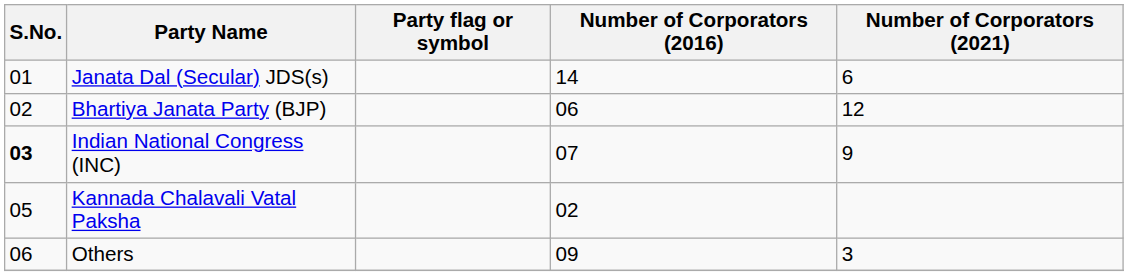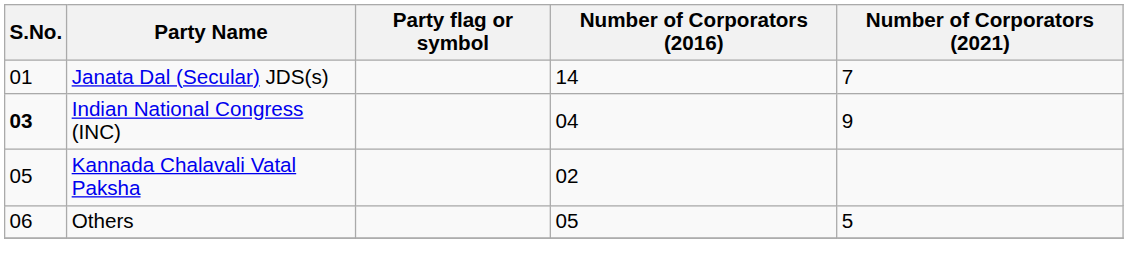(847, 76) 6 -> (847, 76) 7
- row: (199, 109)
(567, 153) 07 -> (567, 121) 04
(567, 254) 09 -> (567, 221) 05
(847, 254) 3 -> (847, 221) 5
